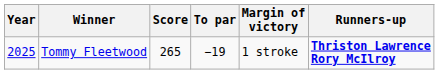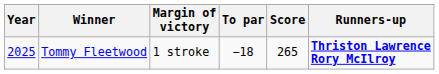columns swapped: (170, 21) <-> (273, 21)
(215, 53) −19 -> (243, 53) −18
